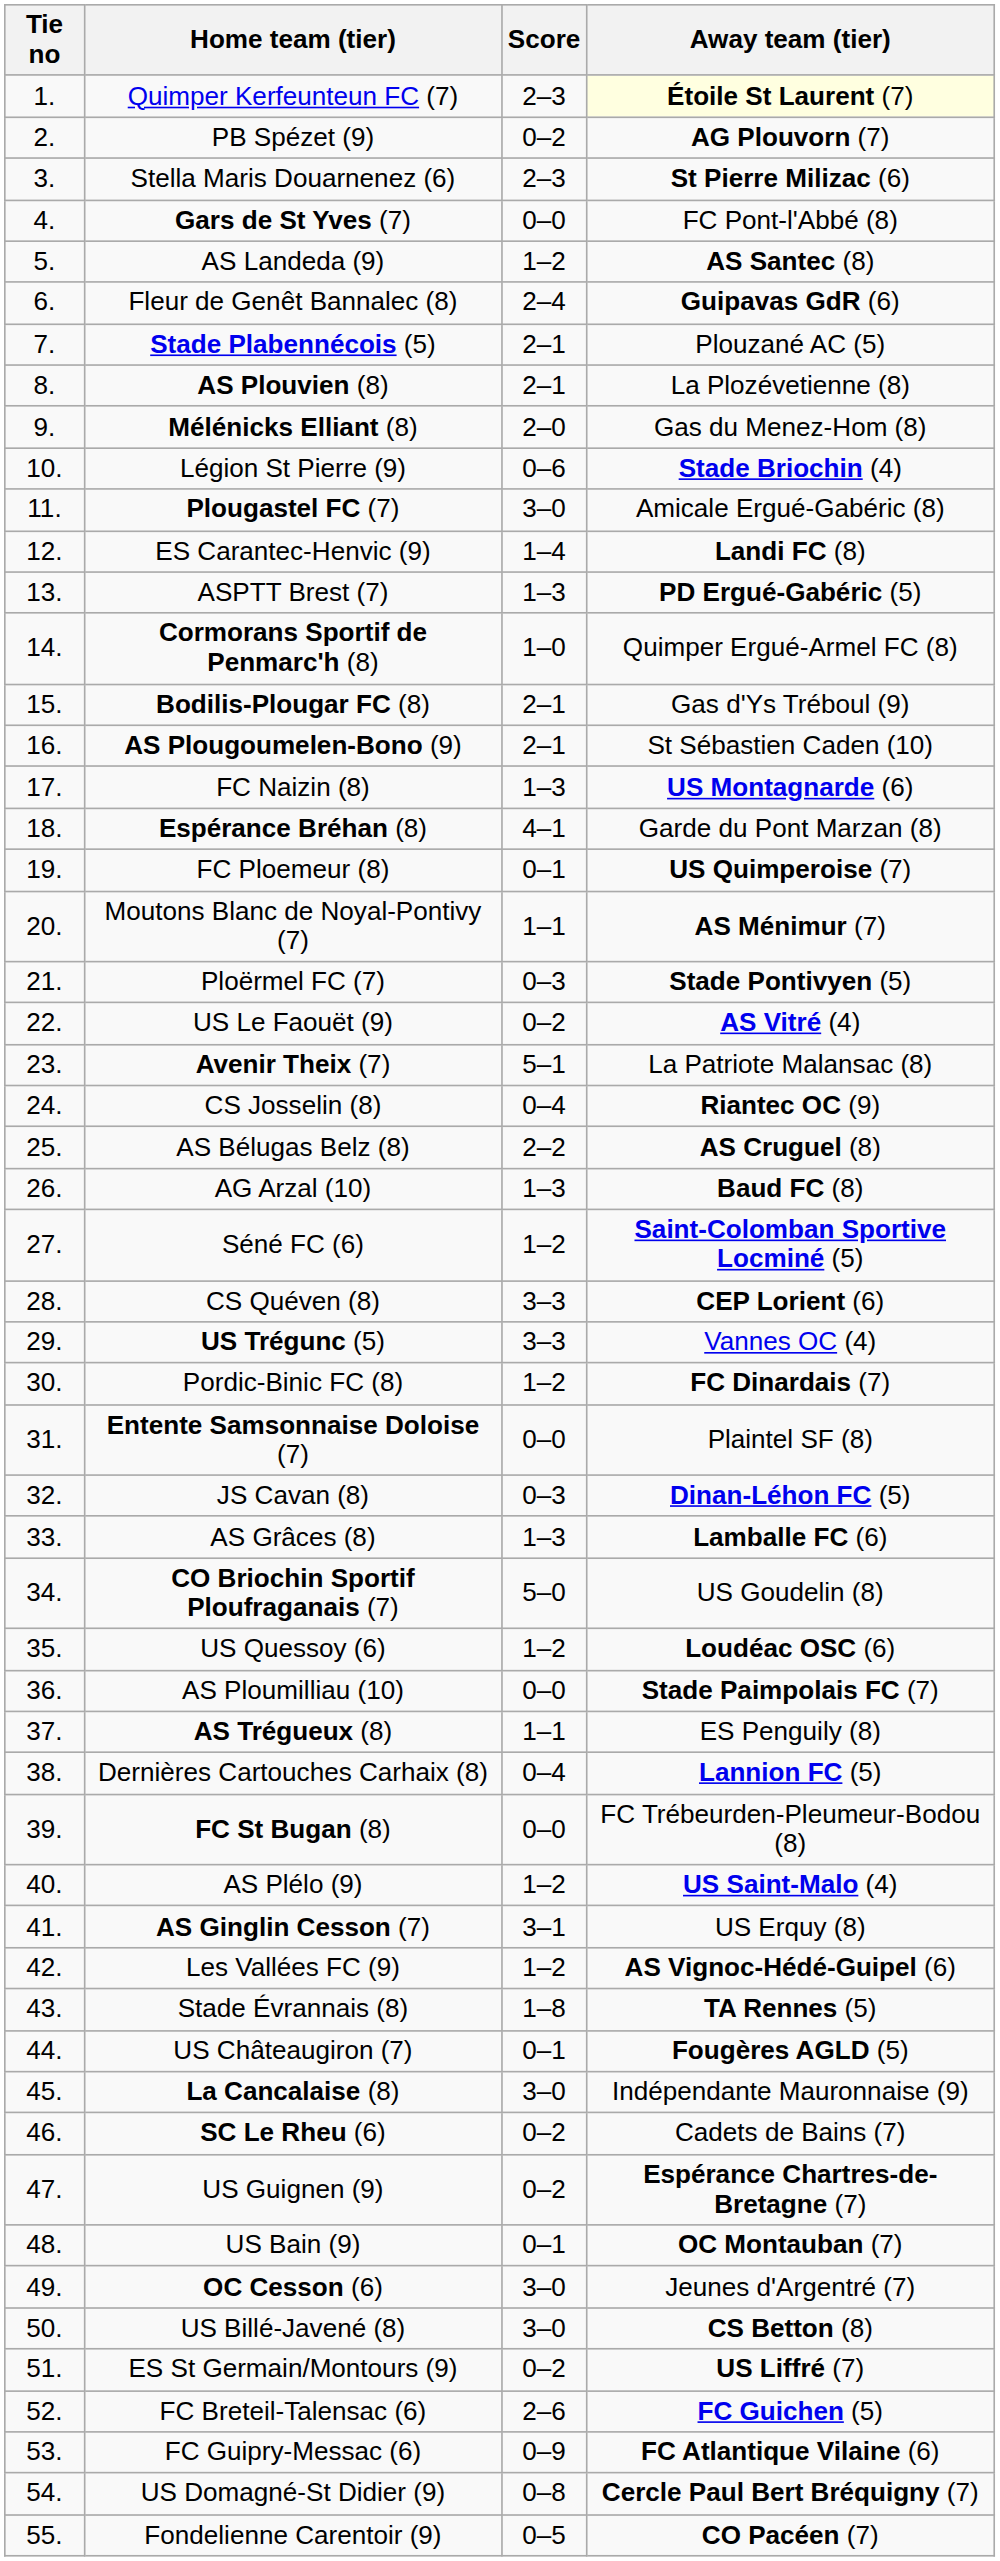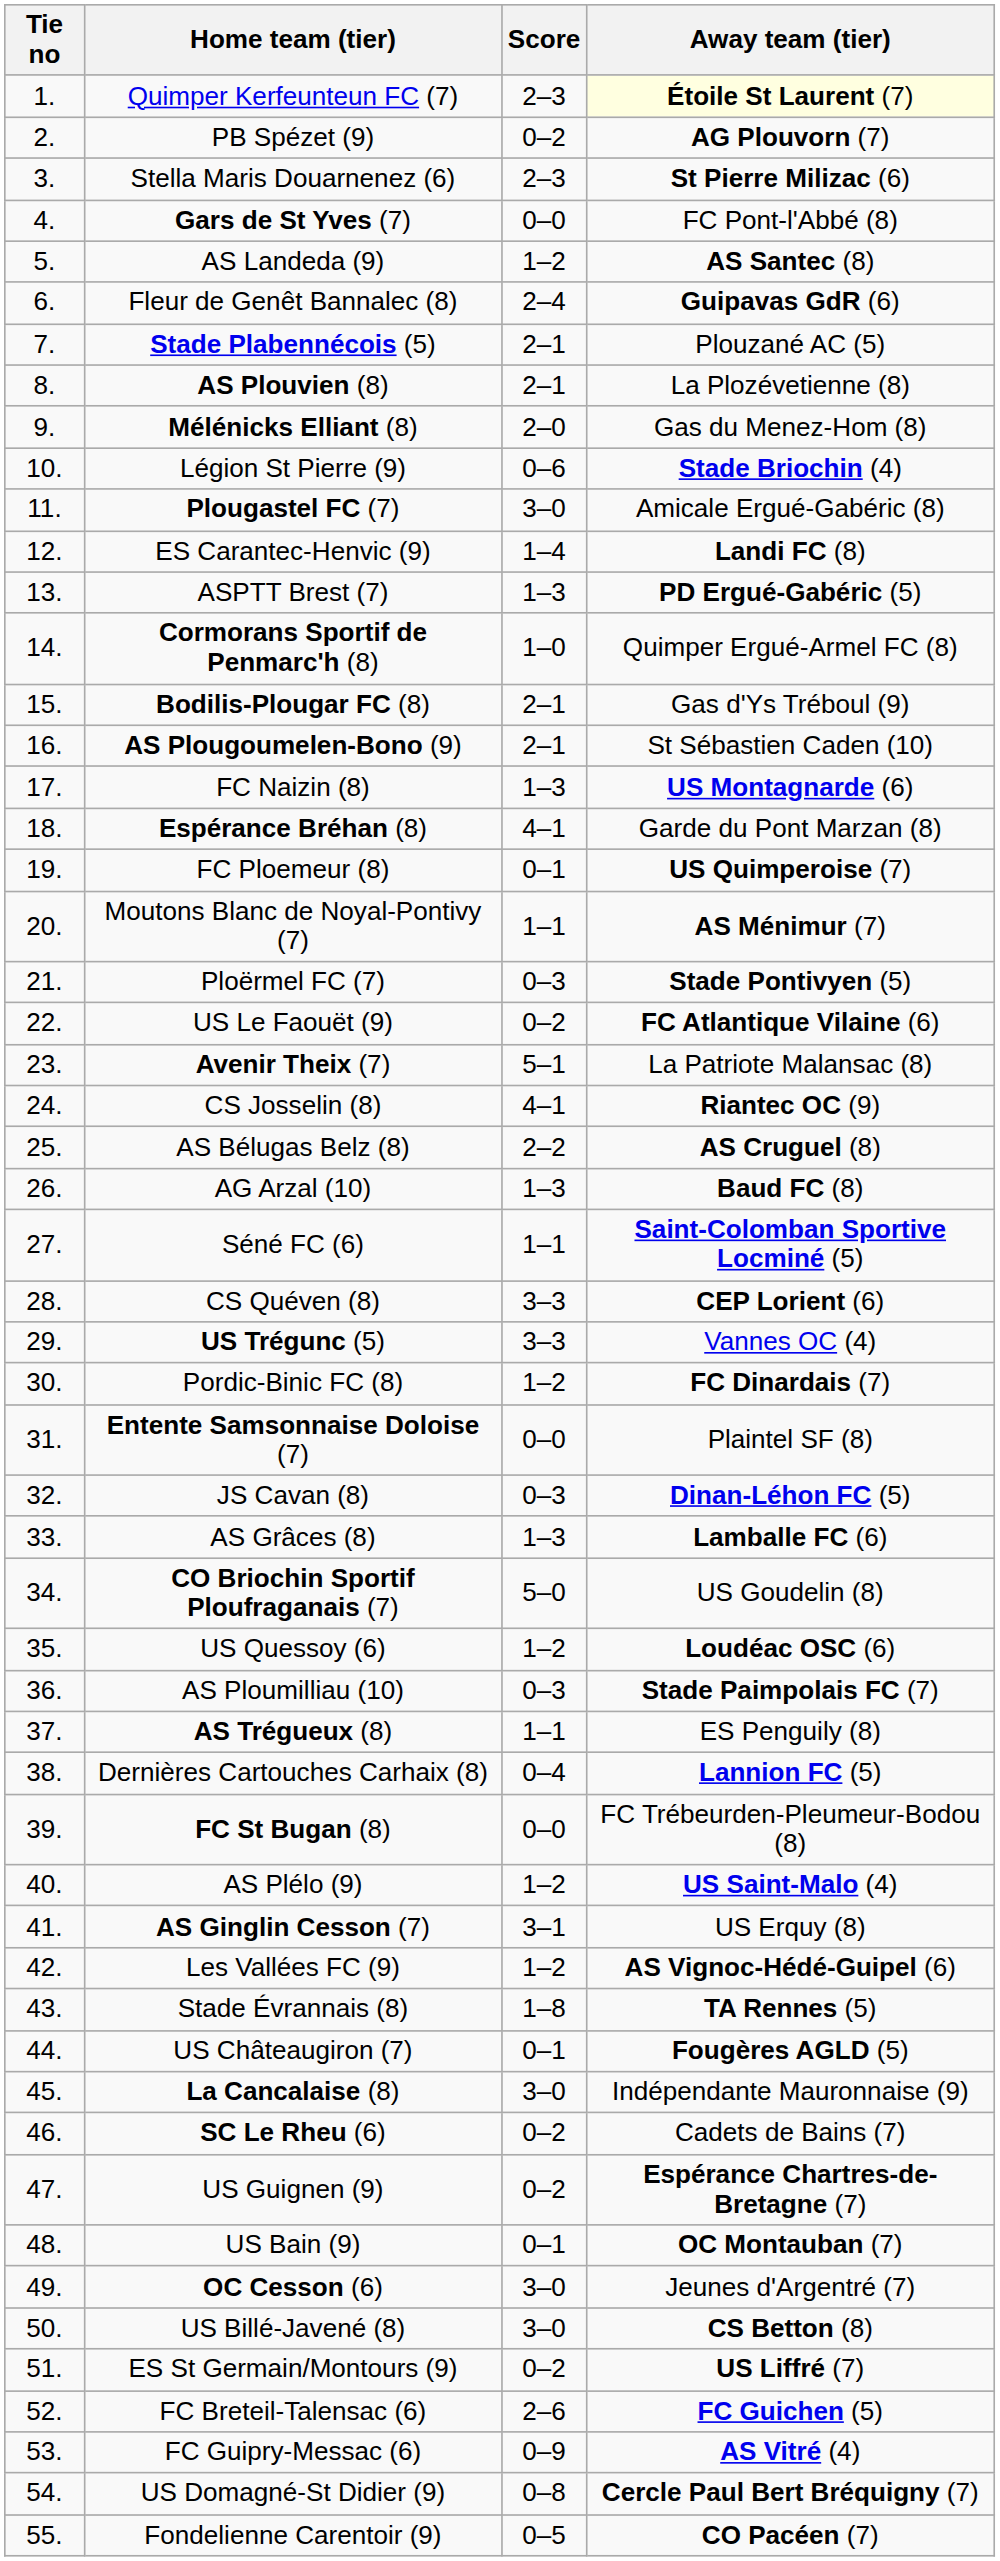(790, 1023) AS Vitré (4) -> (790, 1023) FC Atlantique Vilaine (6)
(544, 1105) 0–4 -> (544, 1105) 4–1
(544, 1244) 1–2 -> (544, 1244) 1–1
(544, 1690) 0–0 -> (544, 1690) 0–3
(790, 2452) FC Atlantique Vilaine (6) -> (790, 2452) AS Vitré (4)
